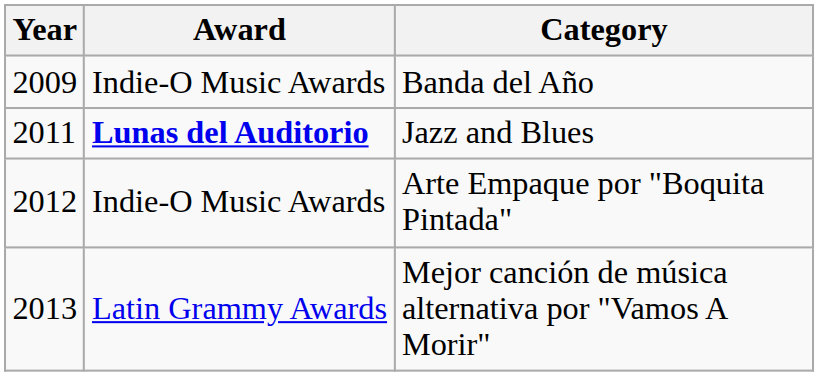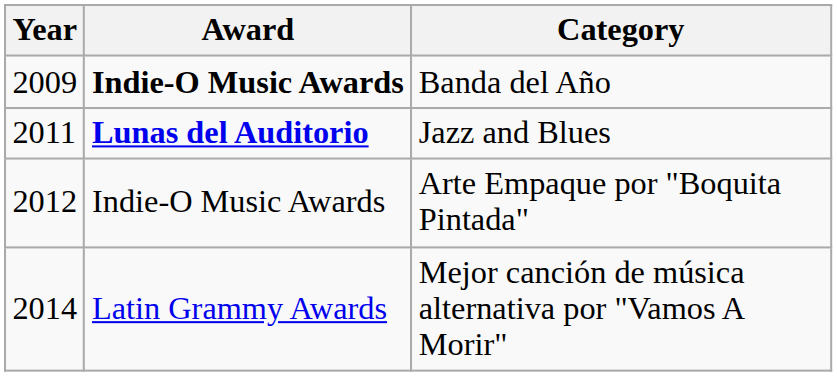(239, 81) normal -> (248, 81) bold
(45, 307) 2013 -> (45, 307) 2014
